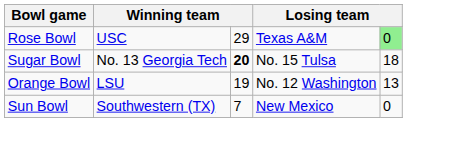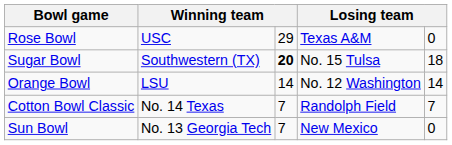(387, 38) lightgreen background -> (431, 38) no background
(162, 60) No. 13 Georgia Tech -> (200, 60) Southwestern (TX)
(241, 83) 19 -> (286, 83) 14
(391, 83) 13 -> (435, 83) 14
+ row: (71, 106)
(156, 106) Southwestern (TX) -> (206, 128) No. 13 Georgia Tech
